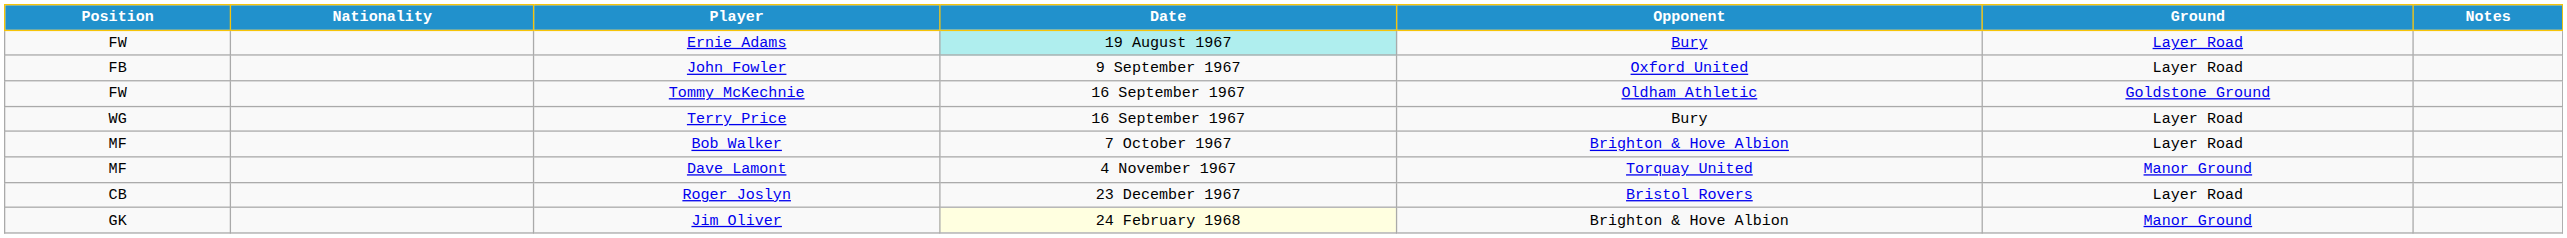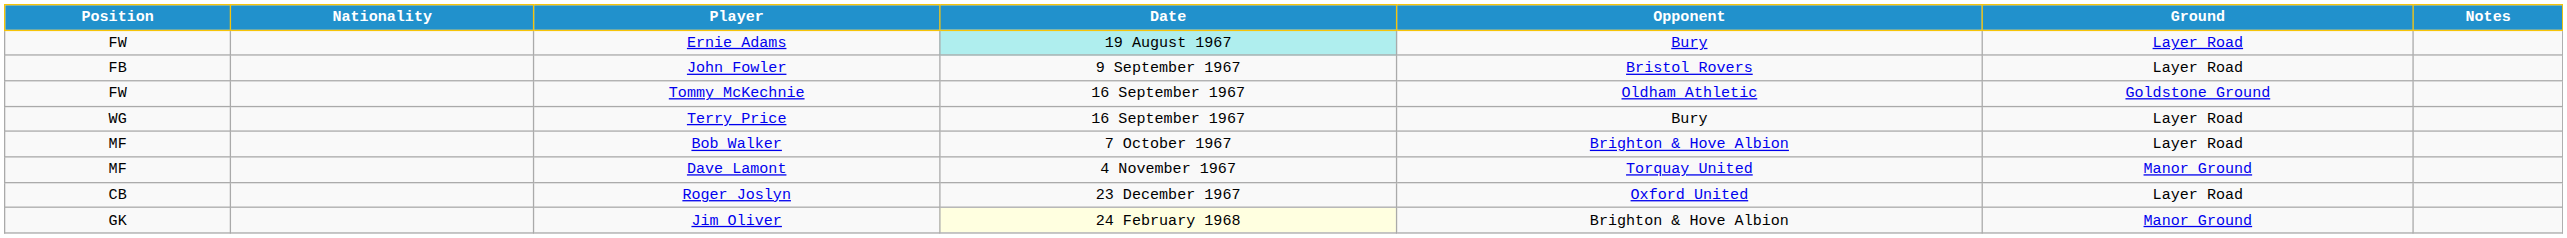(1689, 68) Oxford United -> (1689, 68) Bristol Rovers
(1689, 195) Bristol Rovers -> (1689, 195) Oxford United
